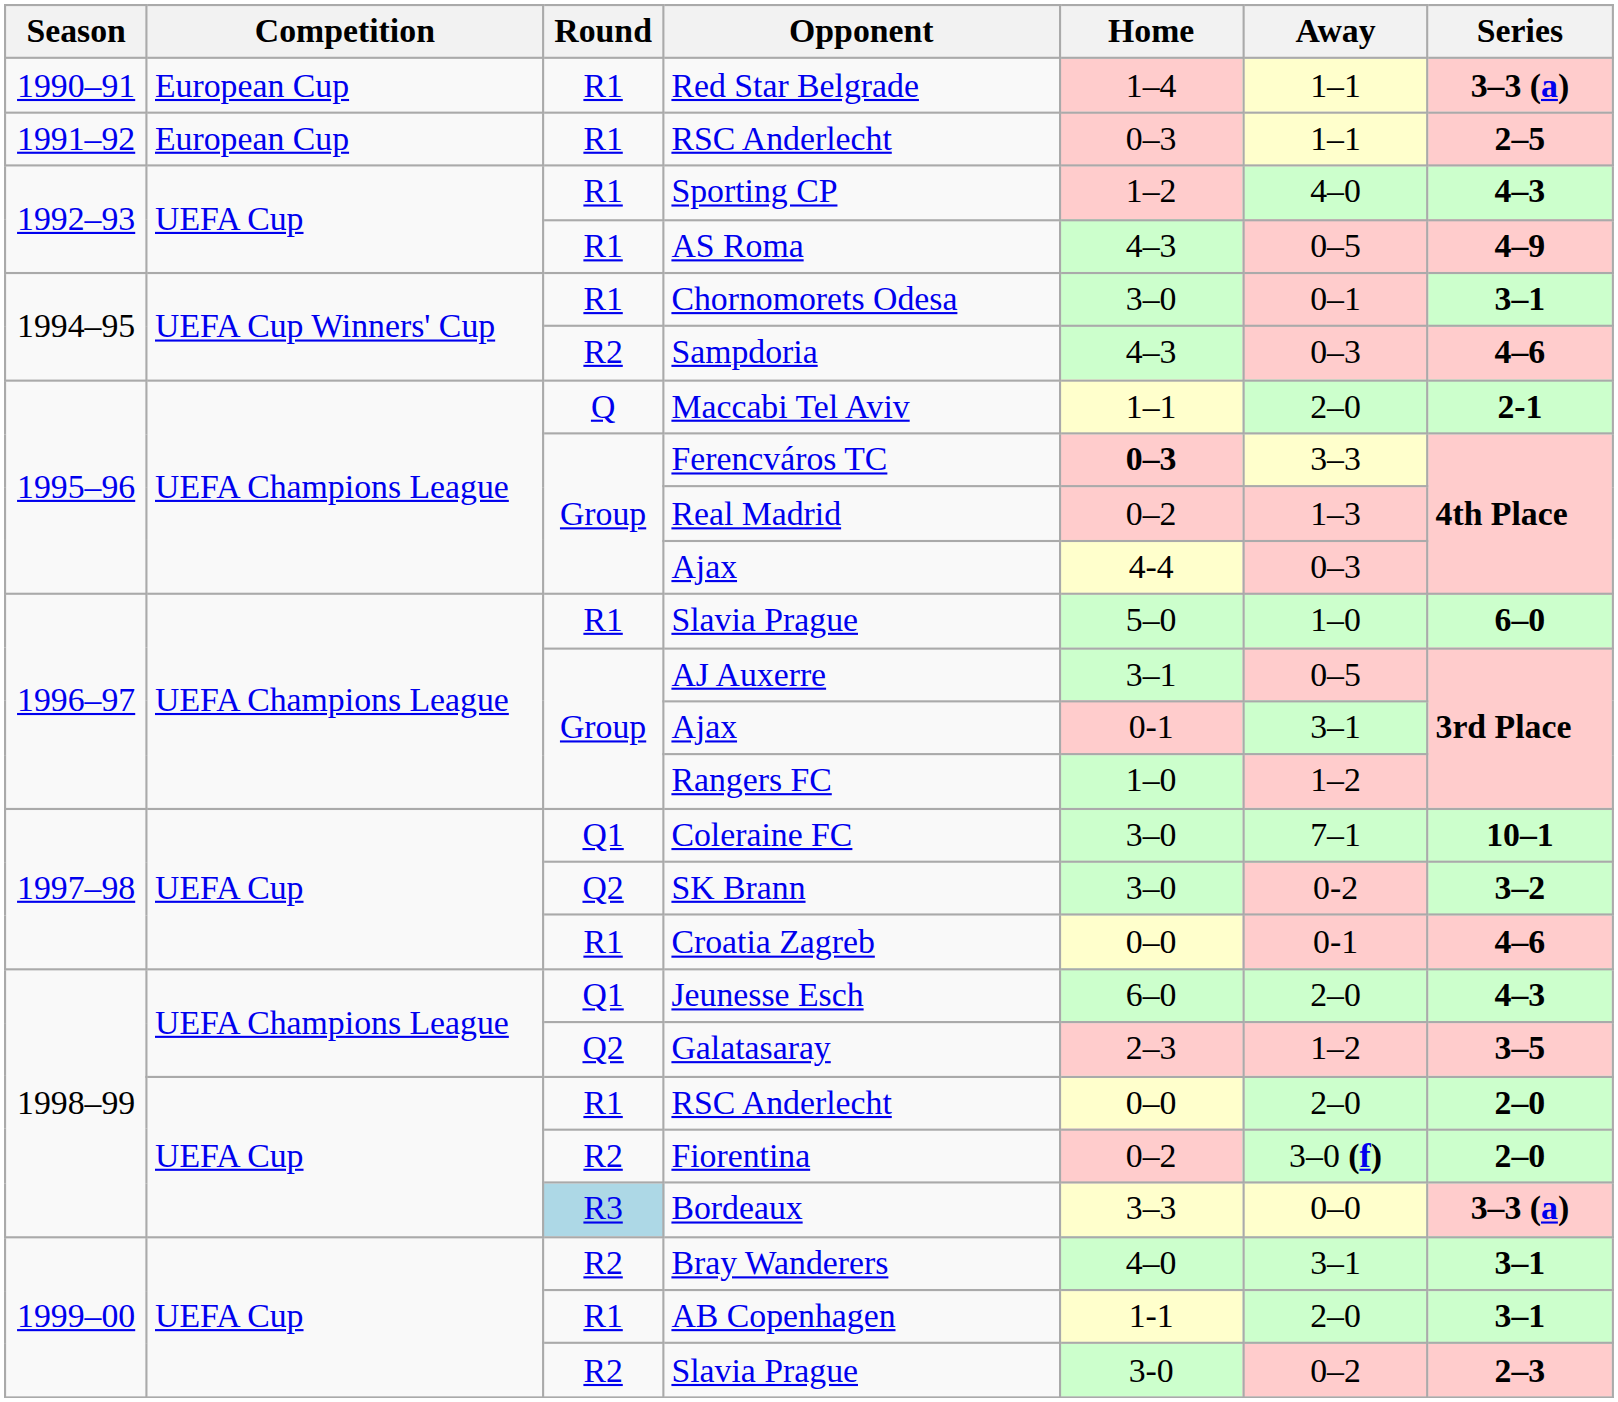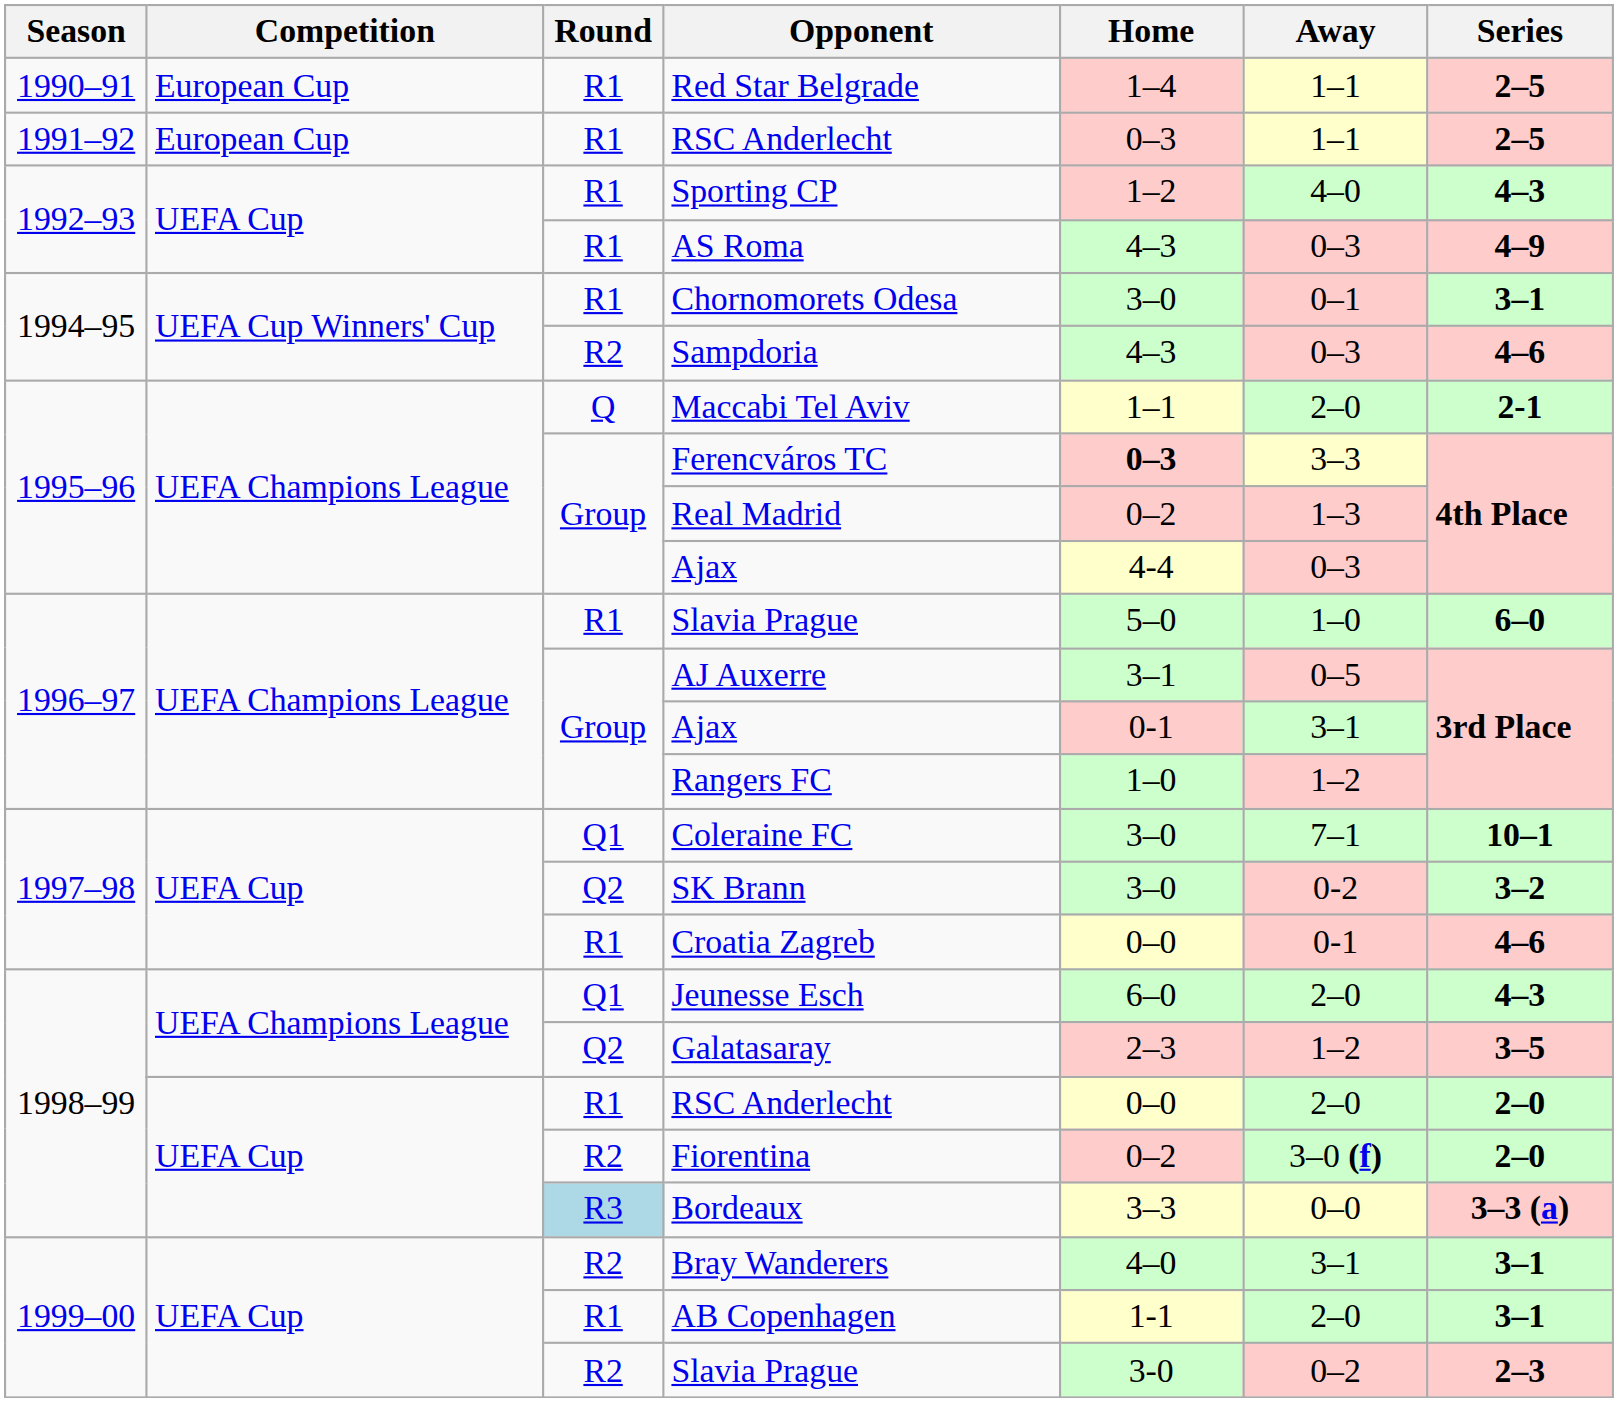(1520, 84) 3–3 (a) -> (1520, 84) 2–5
(1336, 245) 0–5 -> (1336, 245) 0–3
